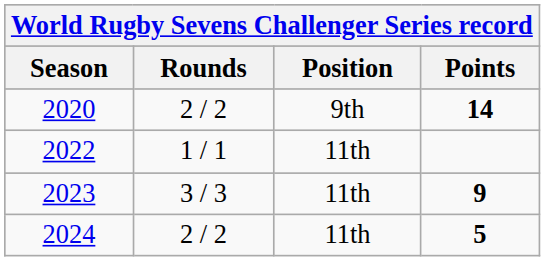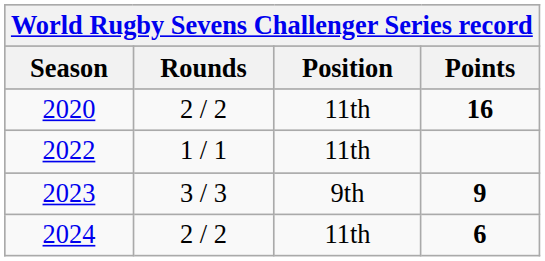(347, 109) 9th -> (347, 109) 11th
(480, 109) 14 -> (480, 109) 16
(347, 192) 11th -> (347, 192) 9th
(480, 234) 5 -> (480, 234) 6
